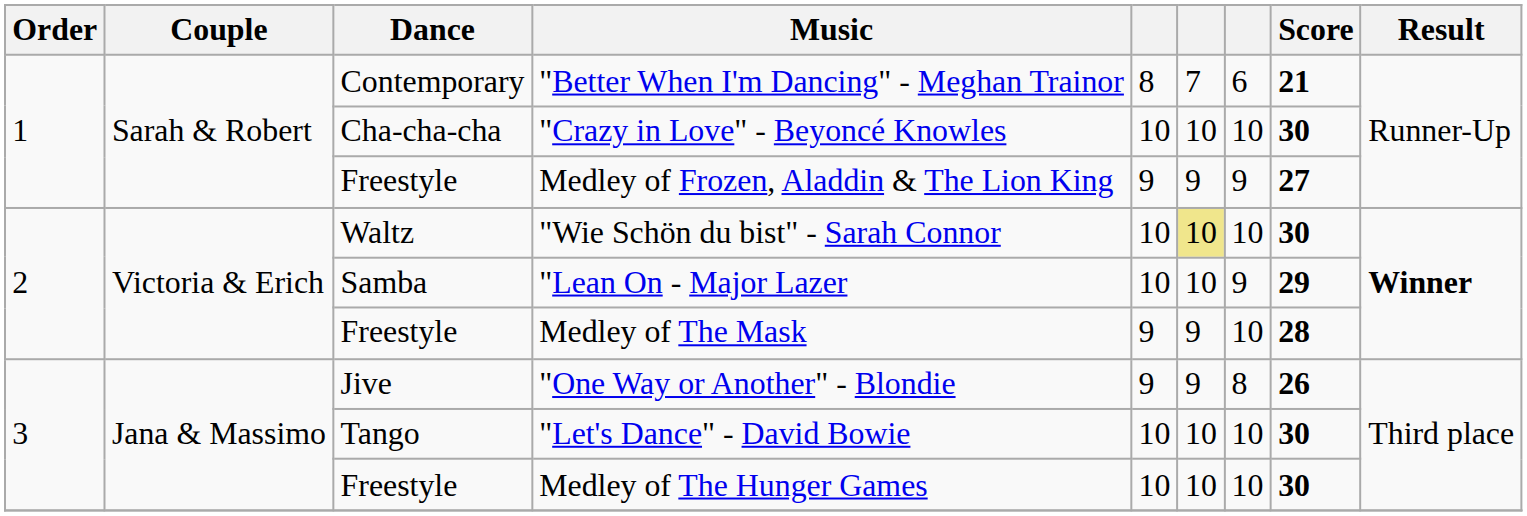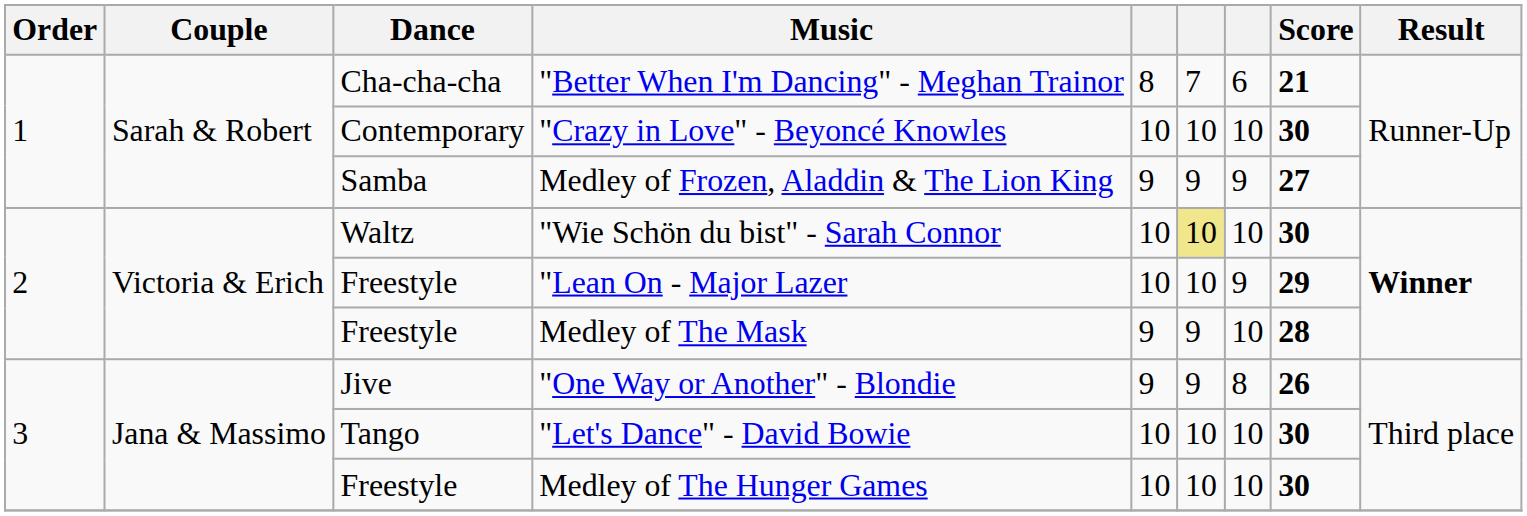(433, 80) Contemporary -> (421, 80) Cha-cha-cha
(421, 130) Cha-cha-cha -> (433, 130) Contemporary
(399, 181) Freestyle -> (384, 181) Samba
(384, 282) Samba -> (399, 282) Freestyle
